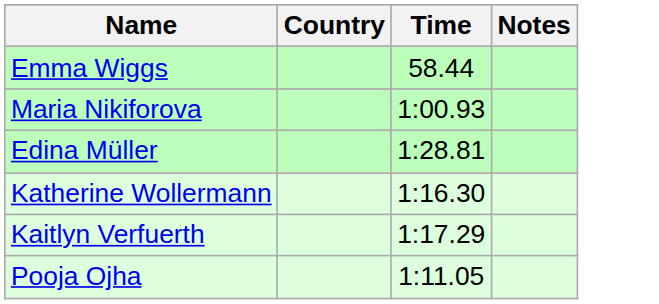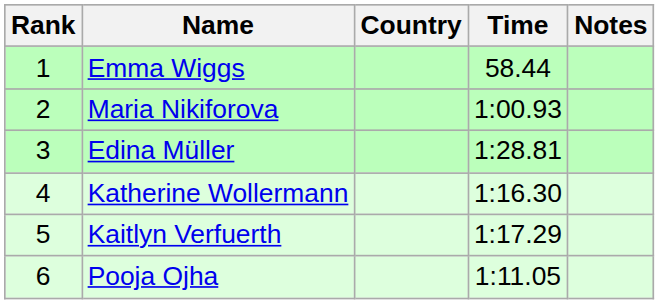+ column: (43, 25)
